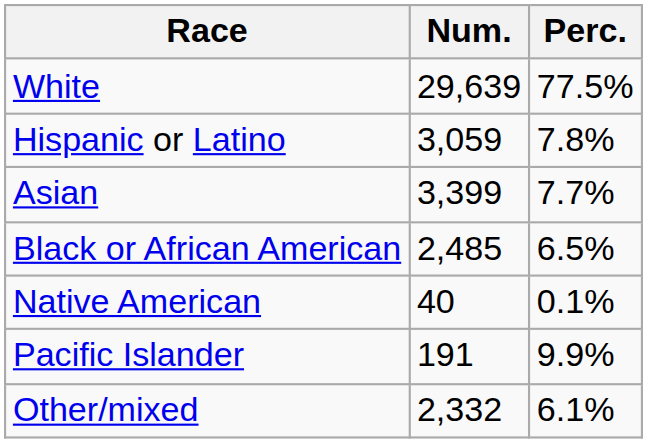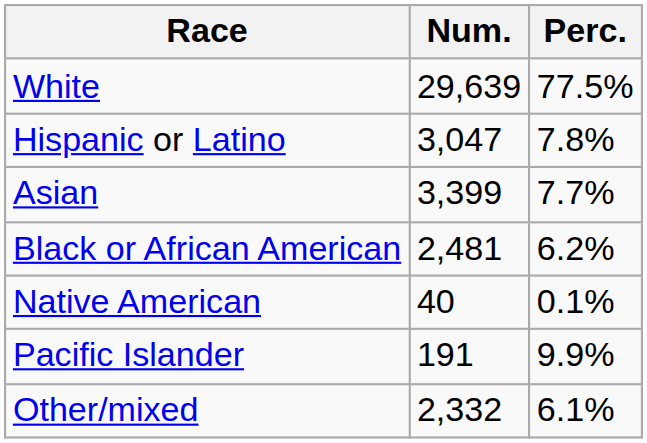(460, 139) 3,059 -> (460, 139) 3,047
(460, 247) 2,485 -> (460, 247) 2,481
(576, 247) 6.5% -> (576, 247) 6.2%
